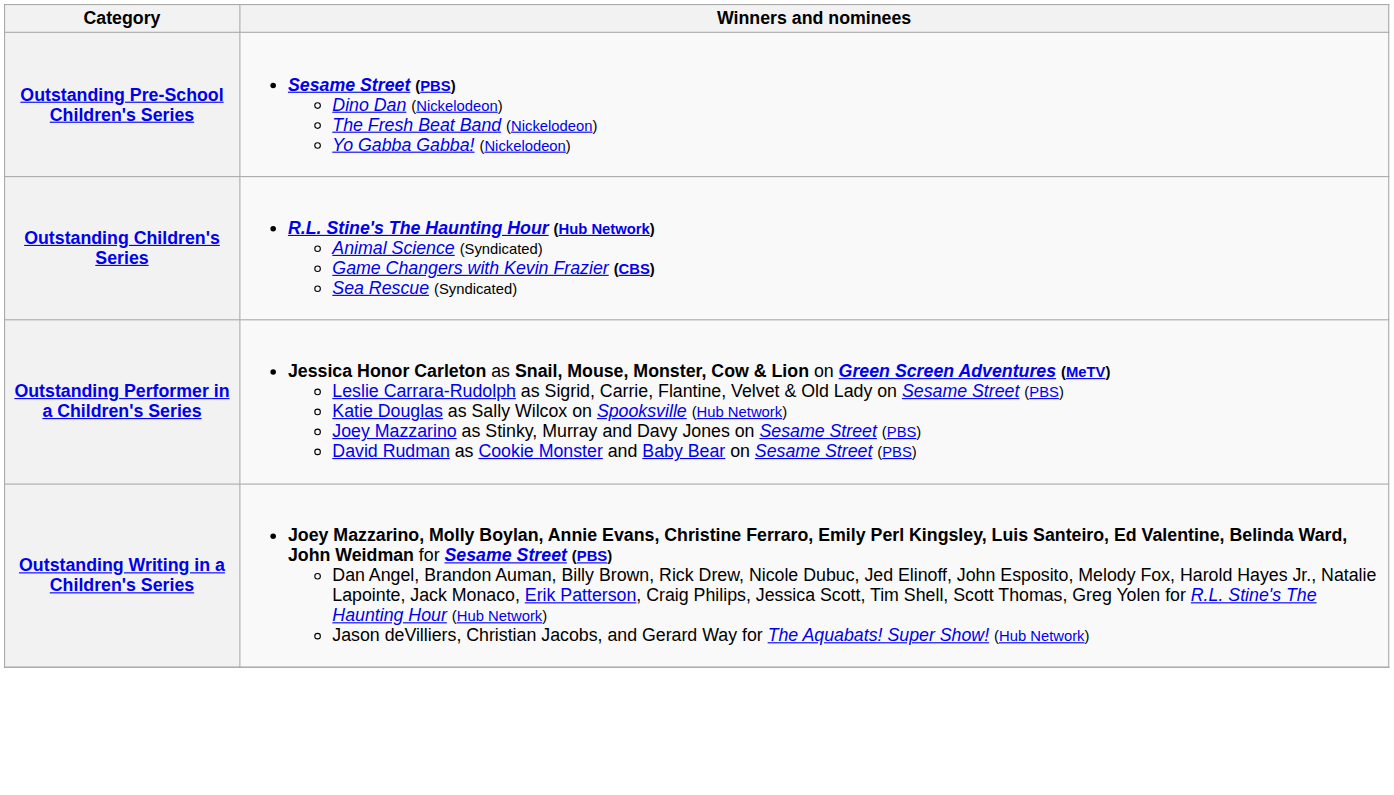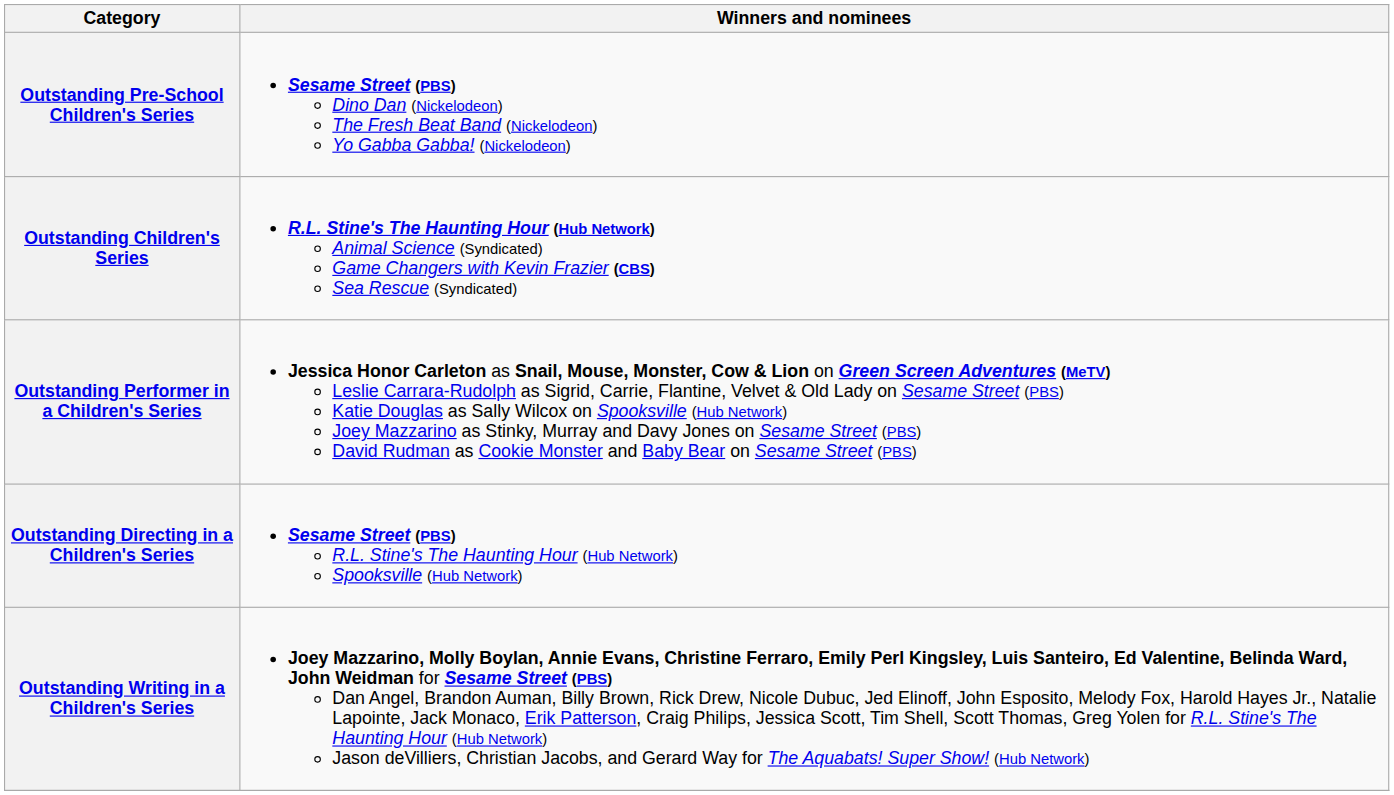+ row: (122, 545)
